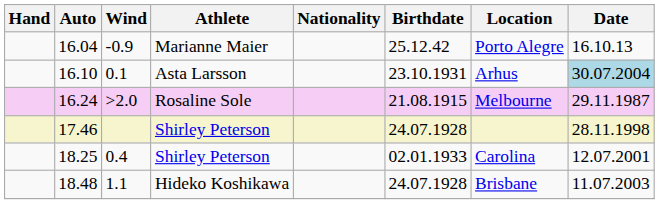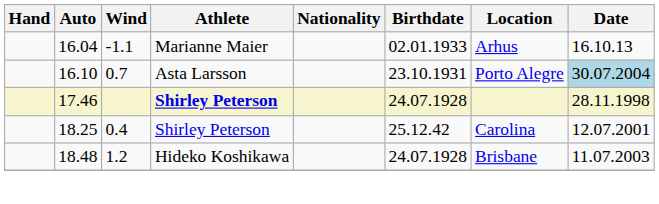(119, 45) -0.9 -> (119, 45) -1.1
(419, 45) 25.12.42 -> (428, 45) 02.01.1933
(519, 45) Porto Alegre -> (496, 45) Arhus
(116, 73) 0.1 -> (116, 73) 0.7
(496, 73) Arhus -> (519, 73) Porto Alegre
- row: (78, 101)
(212, 128) normal -> (216, 101) bold
(428, 156) 02.01.1933 -> (419, 128) 25.12.42
(116, 184) 1.1 -> (116, 156) 1.2
